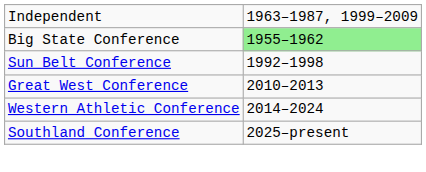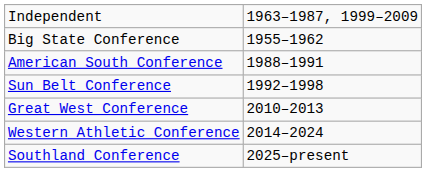(285, 40) lightgreen background -> (285, 40) no background
+ row: (115, 63)
